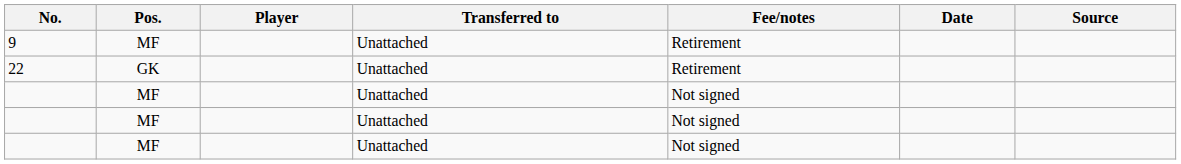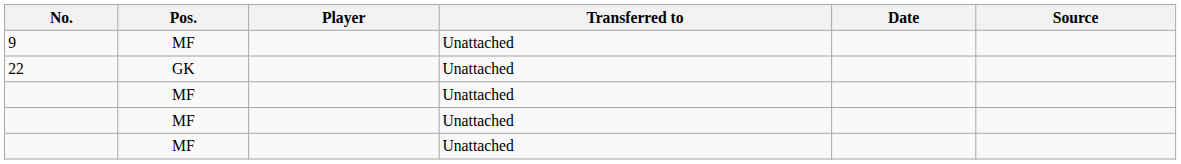- column: (783, 17)
